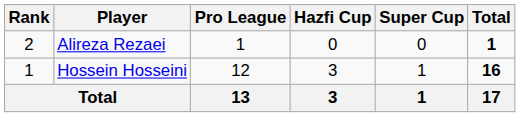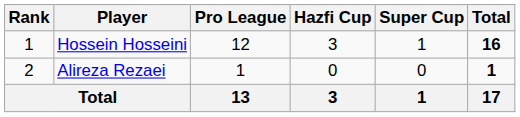rows swapped: (122, 71) <-> (111, 44)
